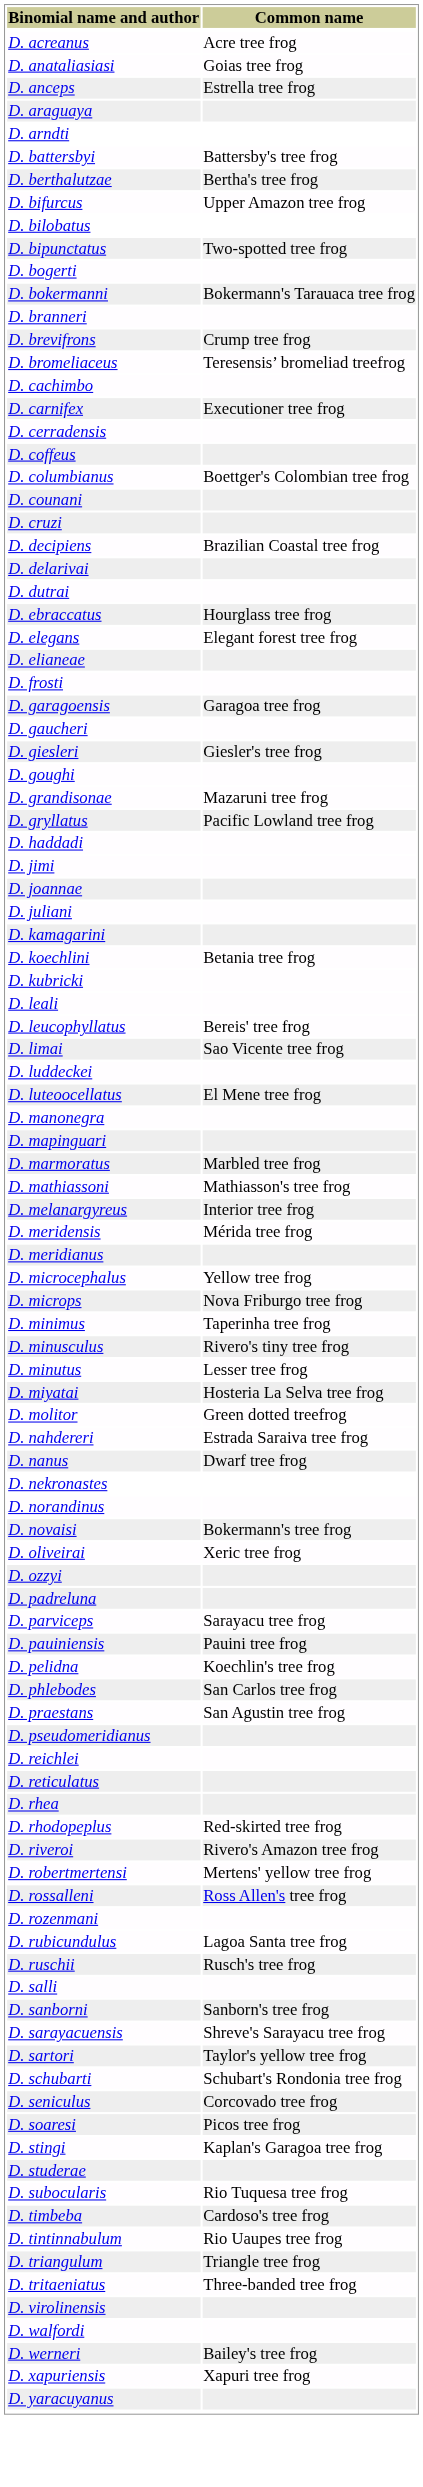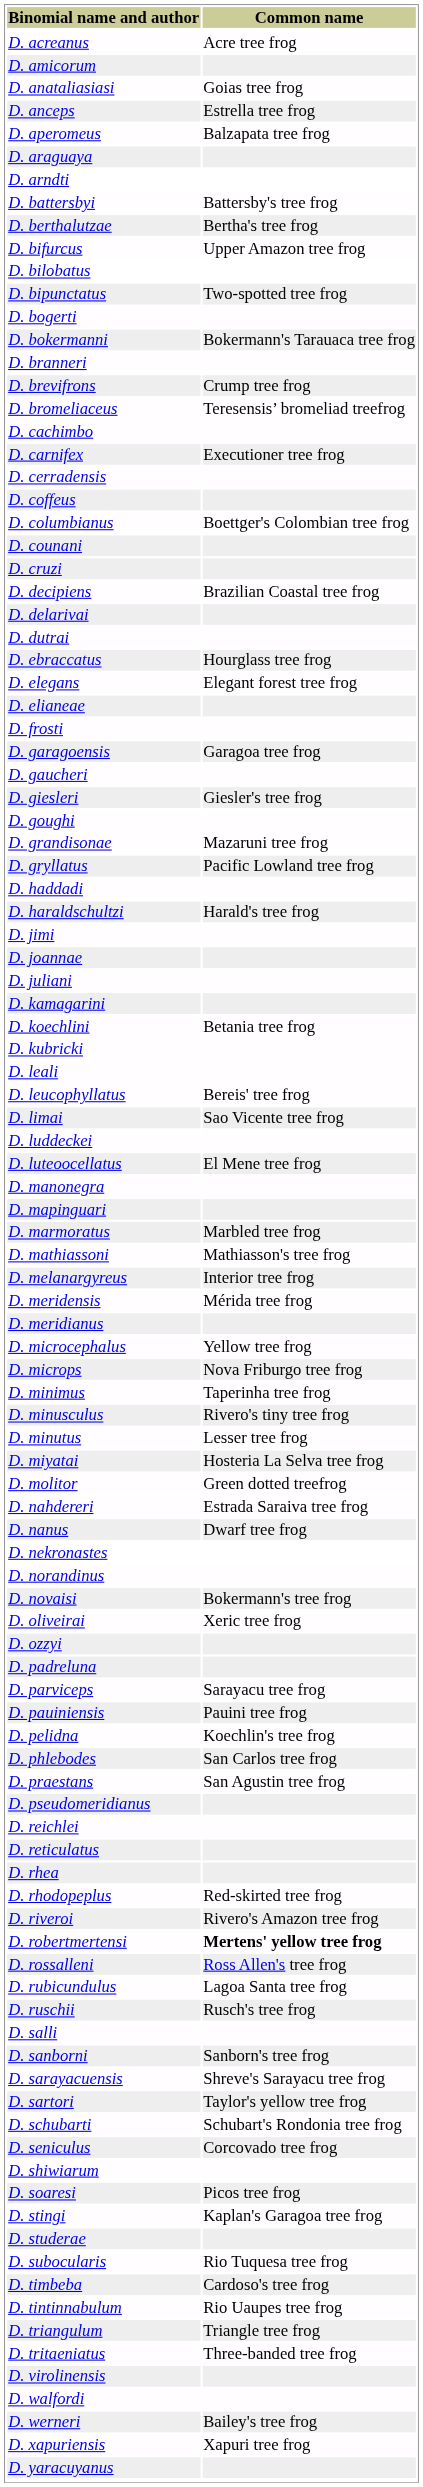+ row: (52, 65)
+ row: (55, 133)
+ row: (66, 911)
(287, 1872) normal -> (292, 1941) bold
- row: (53, 1918)
+ row: (53, 2170)
